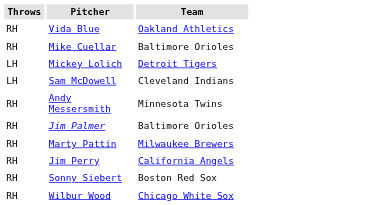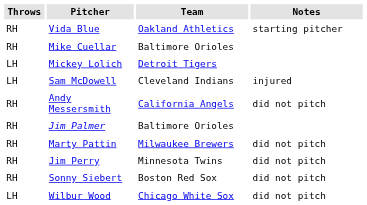+ column: (307, 12)
(180, 104) Minnesota Twins -> (186, 104) California Angels
(186, 161) California Angels -> (180, 161) Minnesota Twins
(12, 195) RH -> (12, 195) LH
